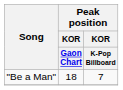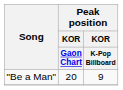(71, 77) 18 -> (71, 77) 20
(101, 77) 7 -> (101, 77) 9
